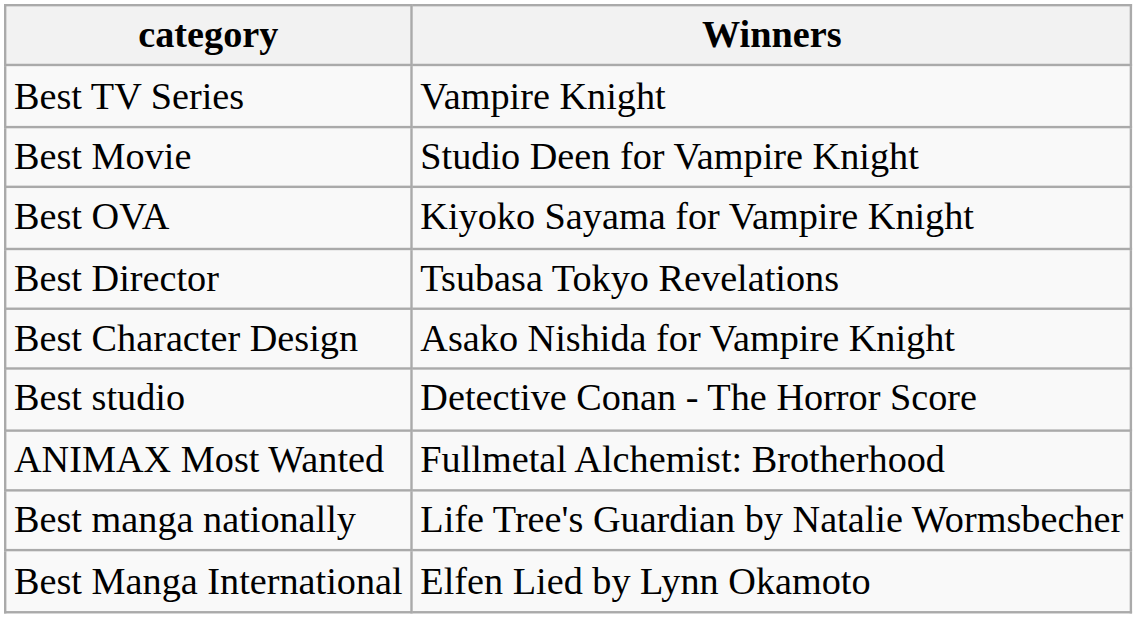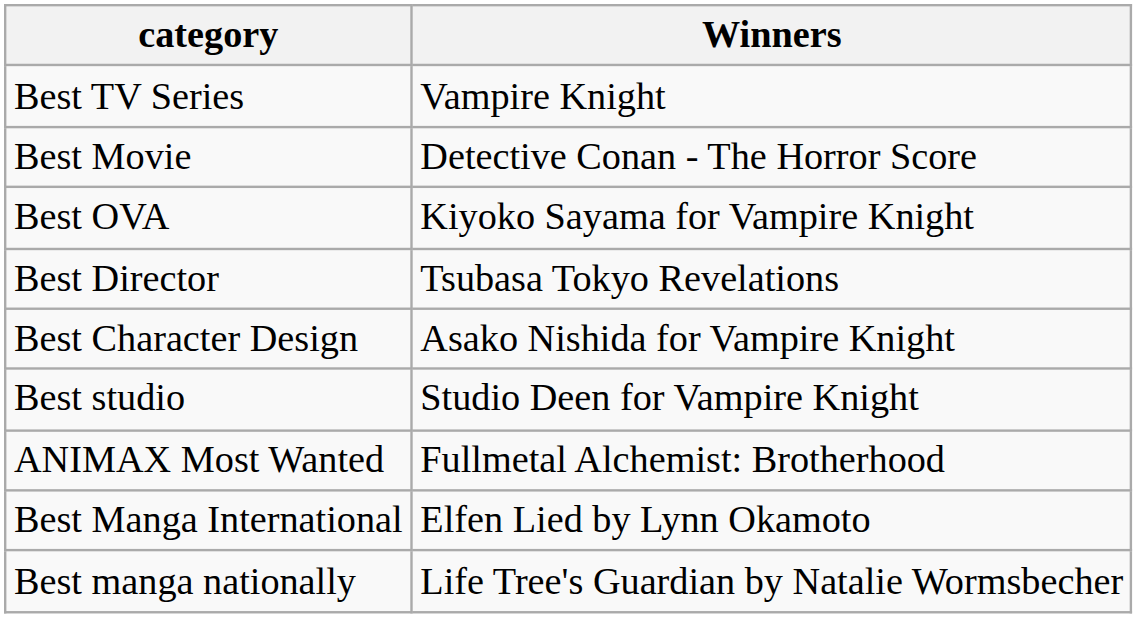(670, 156) Studio Deen for Vampire Knight -> (699, 156) Detective Conan - The Horror Score
(699, 398) Detective Conan - The Horror Score -> (670, 398) Studio Deen for Vampire Knight
rows swapped: (185, 519) <-> (208, 580)
